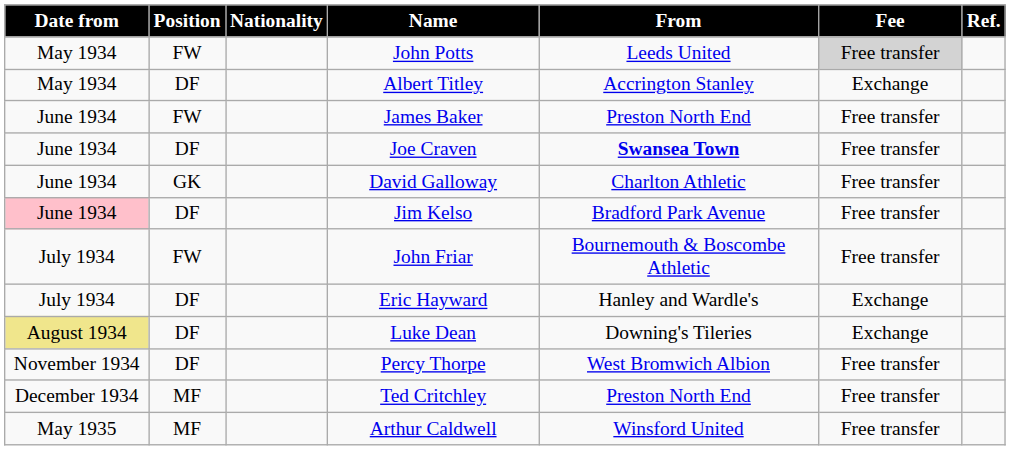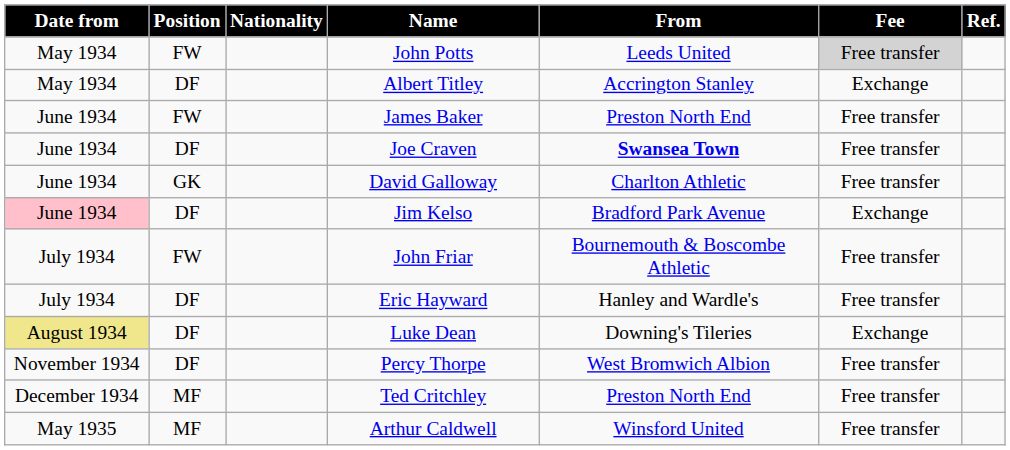(890, 213) Free transfer -> (890, 213) Exchange
(890, 300) Exchange -> (890, 300) Free transfer
